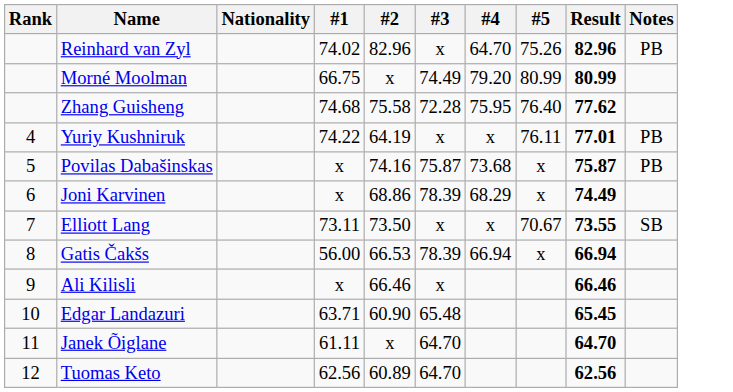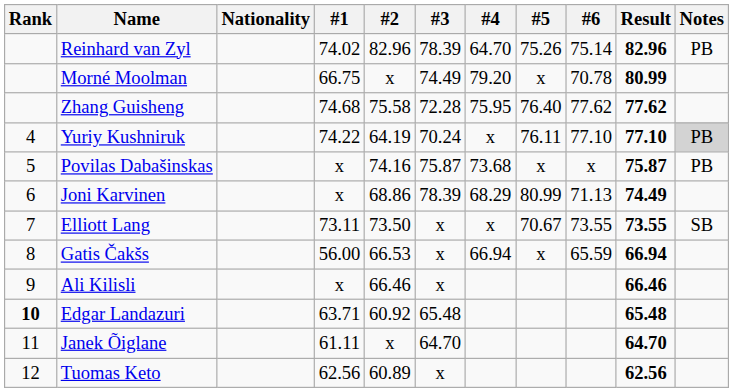+ column: (591, 19)
(440, 48) x -> (440, 48) 78.39
(541, 78) 80.99 -> (541, 78) x
(440, 136) x -> (440, 136) 70.24
(595, 136) 77.01 -> (646, 136) 77.10
(651, 136) no background -> (702, 136) lightgrey background
(541, 195) x -> (541, 195) 80.99
(440, 254) 78.39 -> (440, 254) x
(31, 313) normal -> (31, 313) bold
(390, 313) 60.90 -> (390, 313) 60.92
(595, 313) 65.45 -> (646, 313) 65.48
(440, 372) 64.70 -> (440, 372) x
